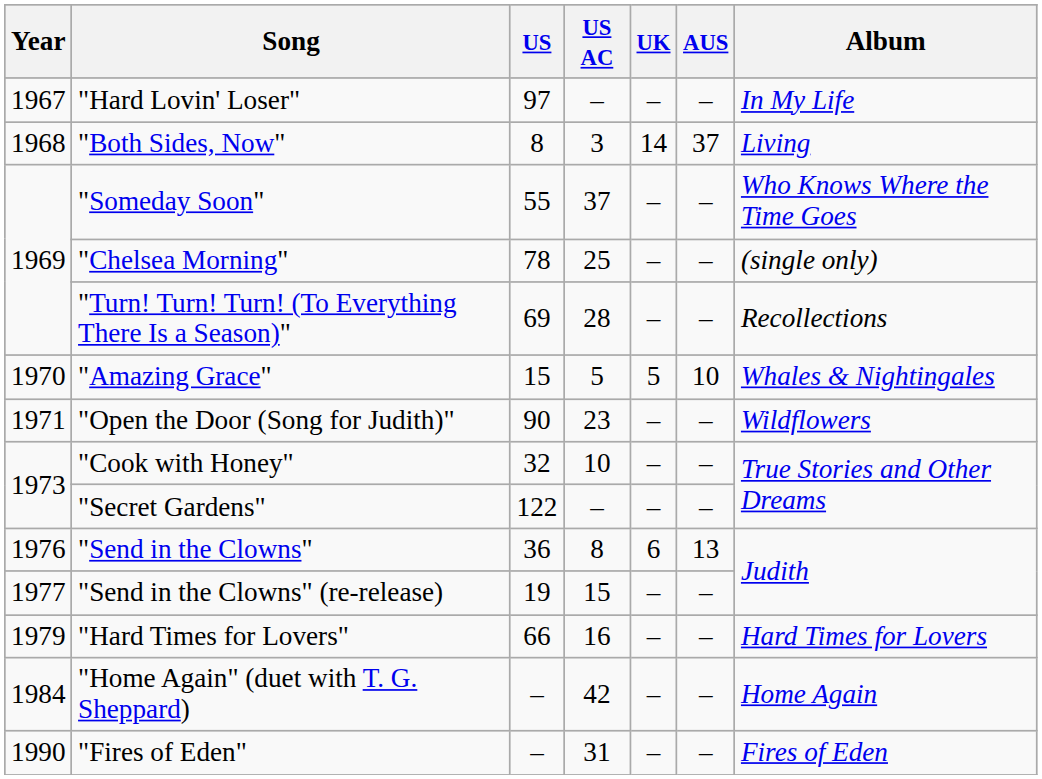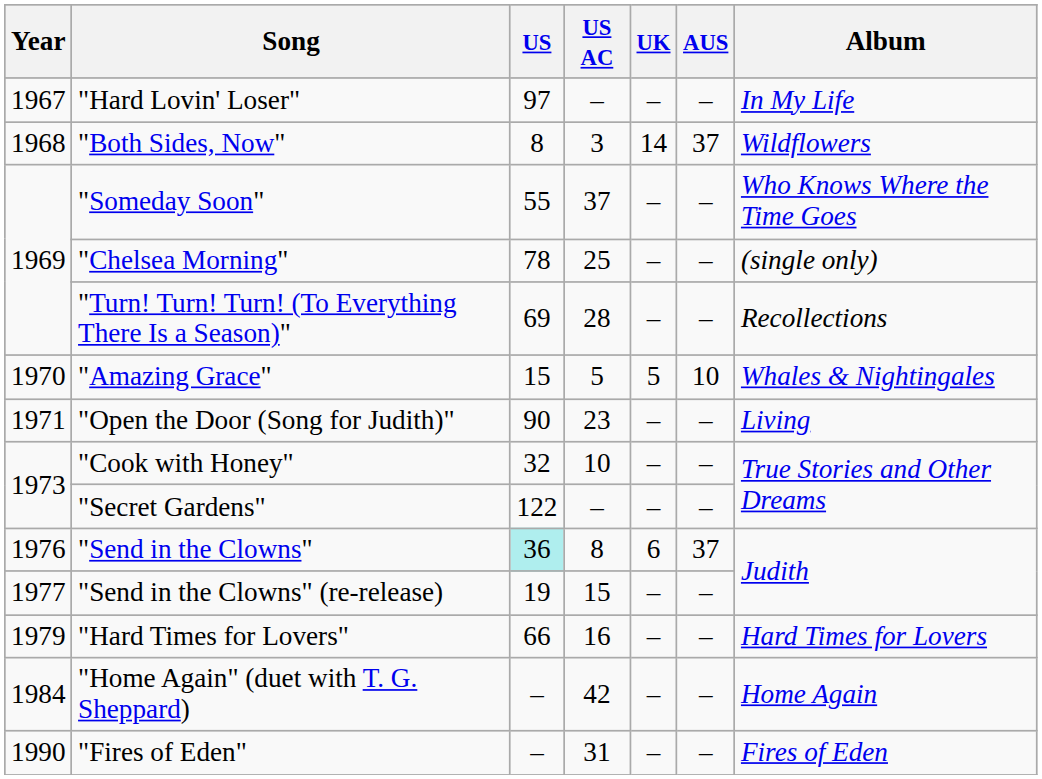(776, 142) Living -> (806, 142) Wildflowers
(806, 419) Wildflowers -> (776, 419) Living
(537, 549) no background -> (537, 549) paleturquoise background
(706, 549) 13 -> (706, 549) 37
